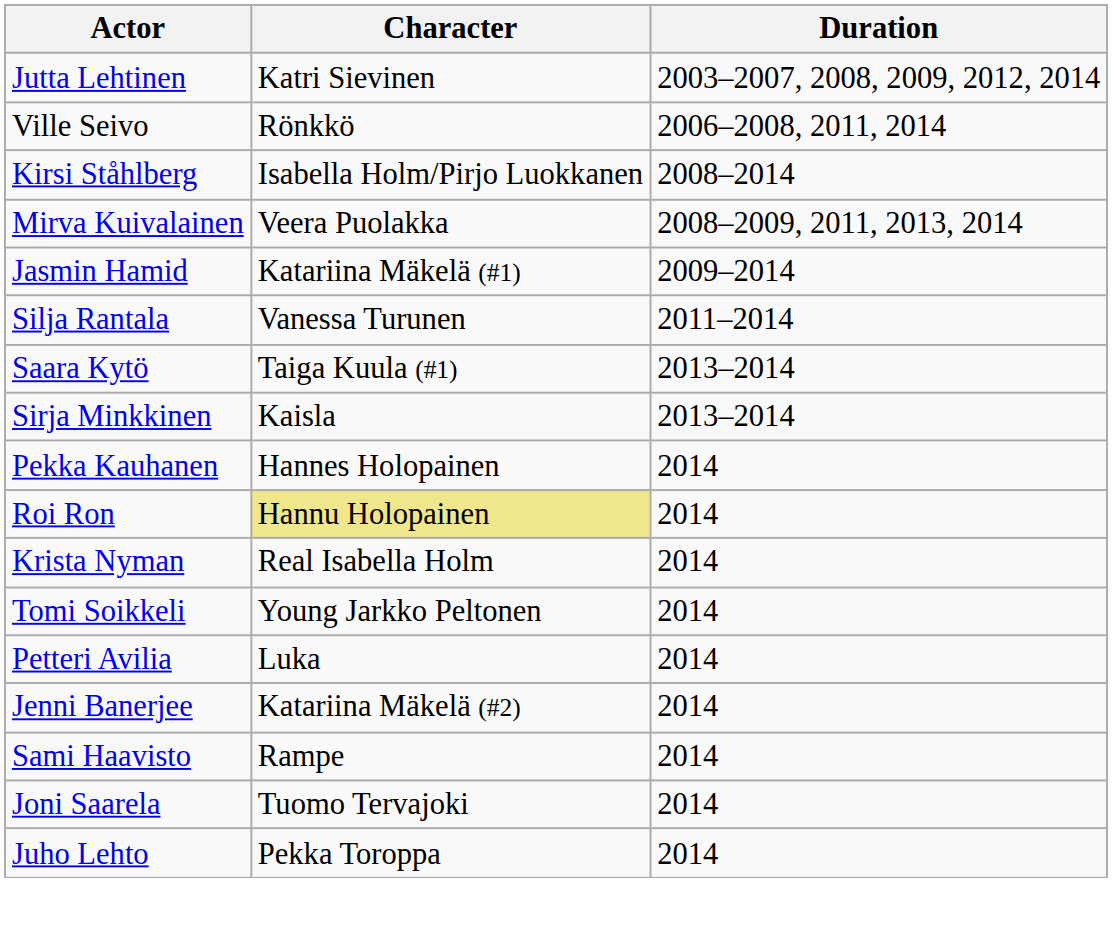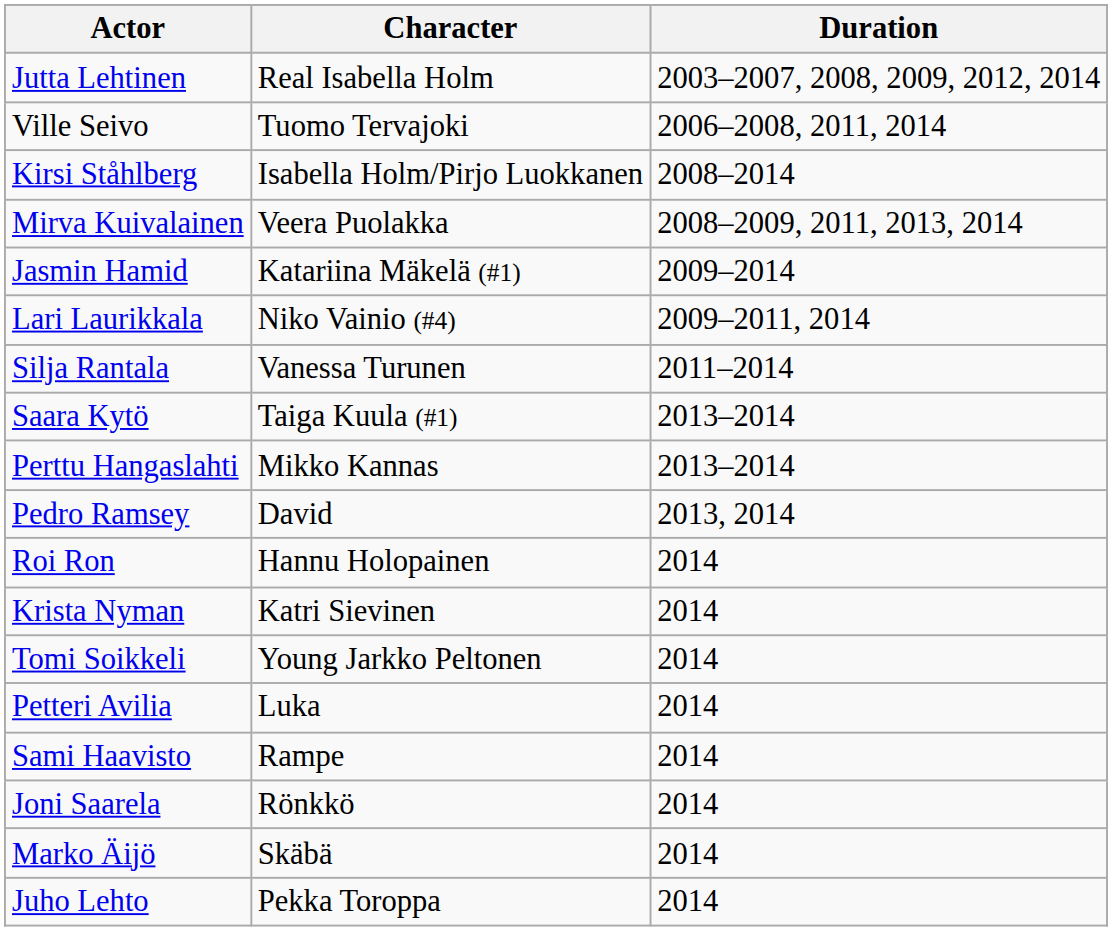(346, 77) Katri Sievinen -> (376, 77) Real Isabella Holm
(306, 125) Rönkkö -> (363, 125) Tuomo Tervajoki
+ row: (107, 319)
- row: (112, 416)
+ row: (125, 464)
+ row: (101, 513)
- row: (115, 464)
(374, 513) khaki background -> (374, 561) no background
(376, 561) Real Isabella Holm -> (346, 610) Katri Sievinen
- row: (102, 707)
(363, 804) Tuomo Tervajoki -> (306, 804) Rönkkö
+ row: (84, 852)
